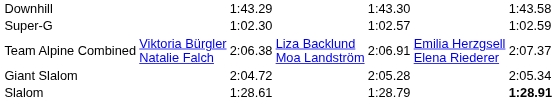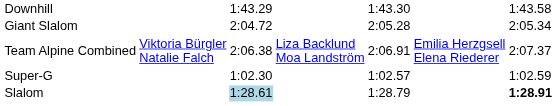rows swapped: (29, 26) <-> (41, 75)
(251, 93) no background -> (251, 93) lightblue background
